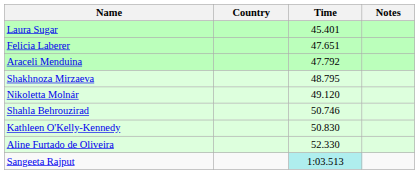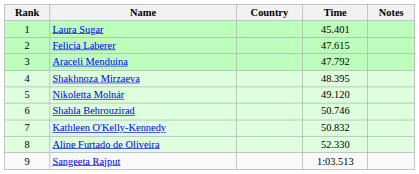+ column: (27, 12)
(325, 45) 47.651 -> (335, 45) 47.615
(325, 78) 48.795 -> (335, 78) 48.395
(325, 128) 50.830 -> (335, 128) 50.832
(325, 161) paleturquoise background -> (335, 161) no background
